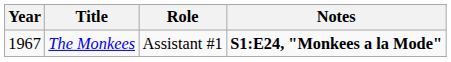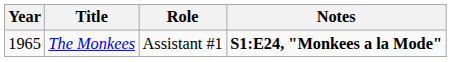(25, 43) 1967 -> (25, 43) 1965
